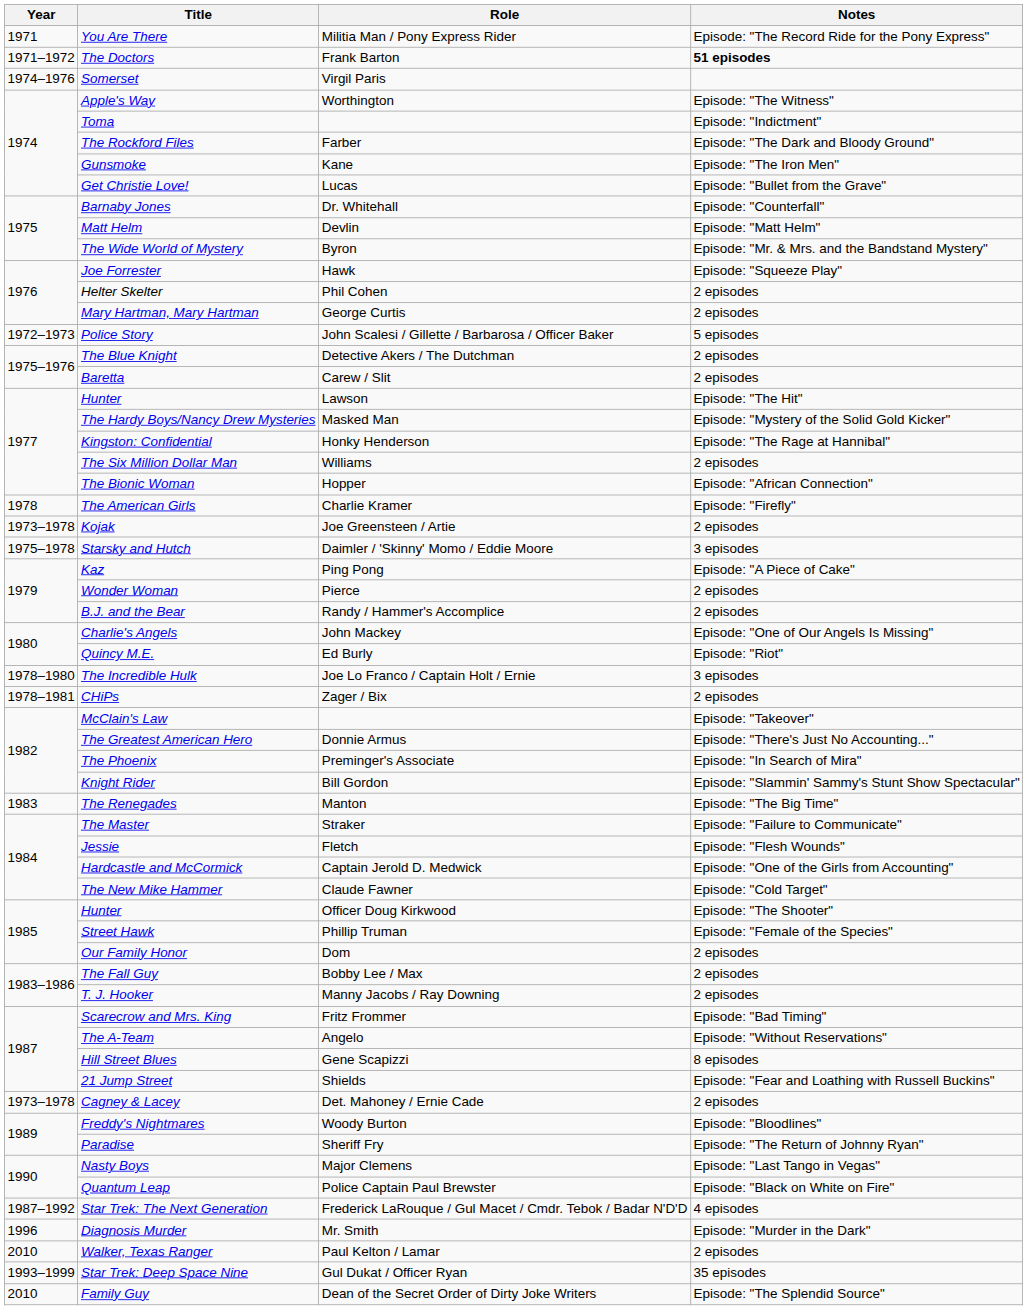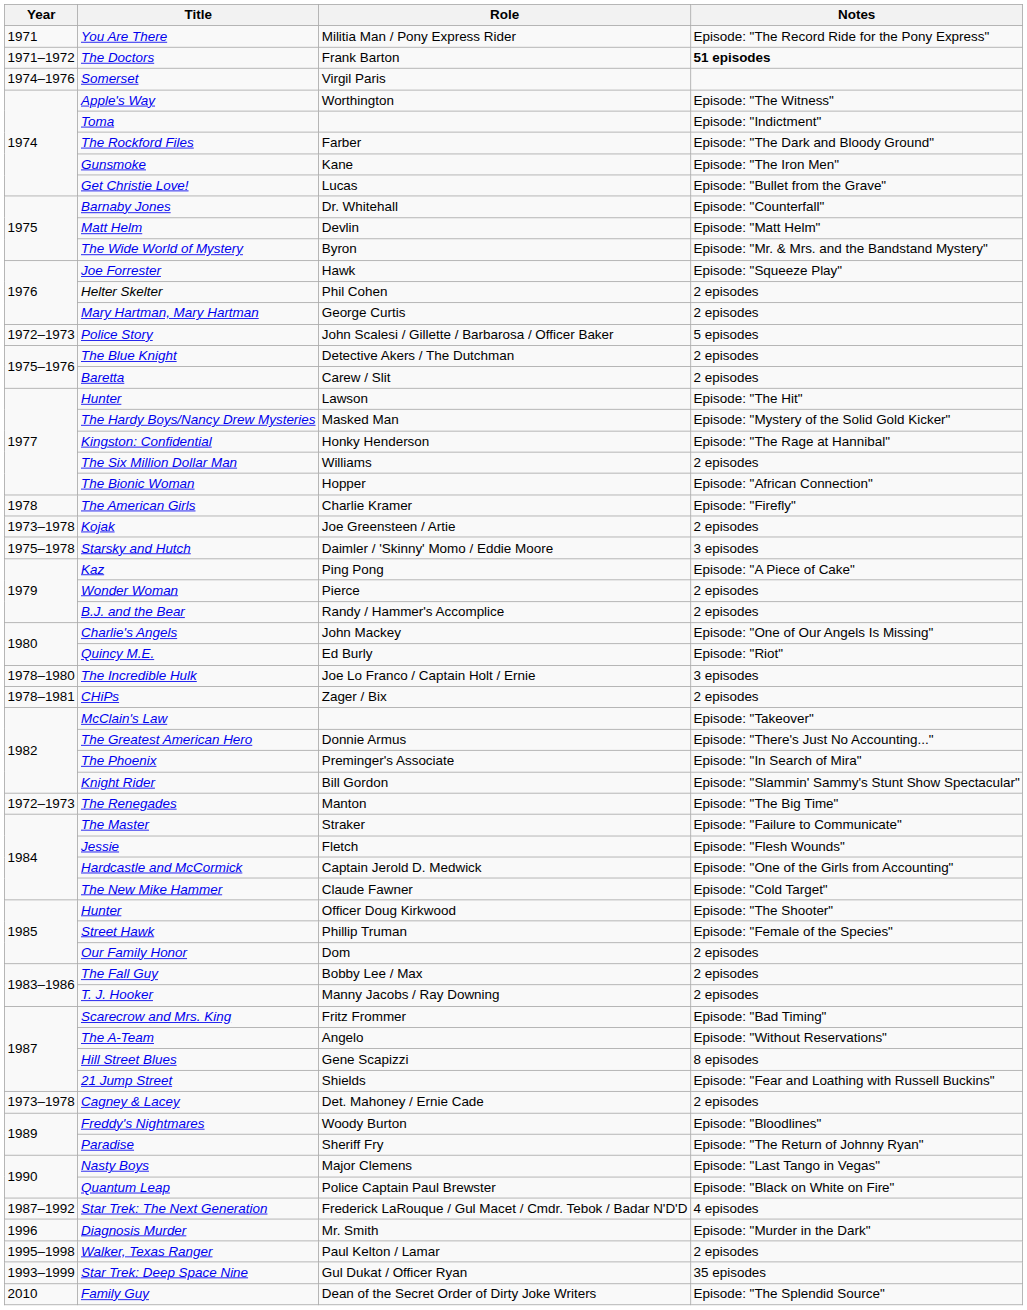(22, 803) 1983 -> (41, 803) 1972–1973
(22, 1251) 2010 -> (41, 1251) 1995–1998
